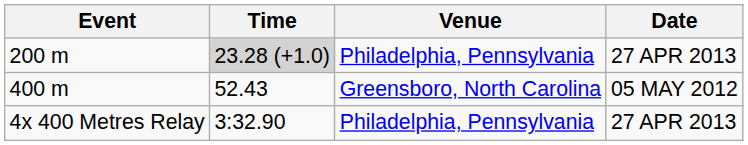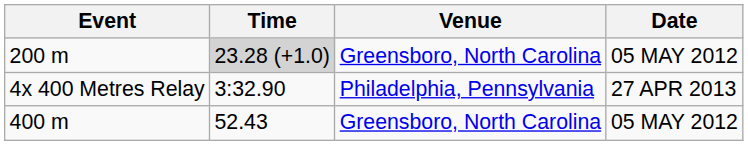(467, 55) Philadelphia, Pennsylvania -> (470, 55) Greensboro, North Carolina
(674, 55) 27 APR 2013 -> (674, 55) 05 MAY 2012
rows swapped: (39, 88) <-> (107, 122)
